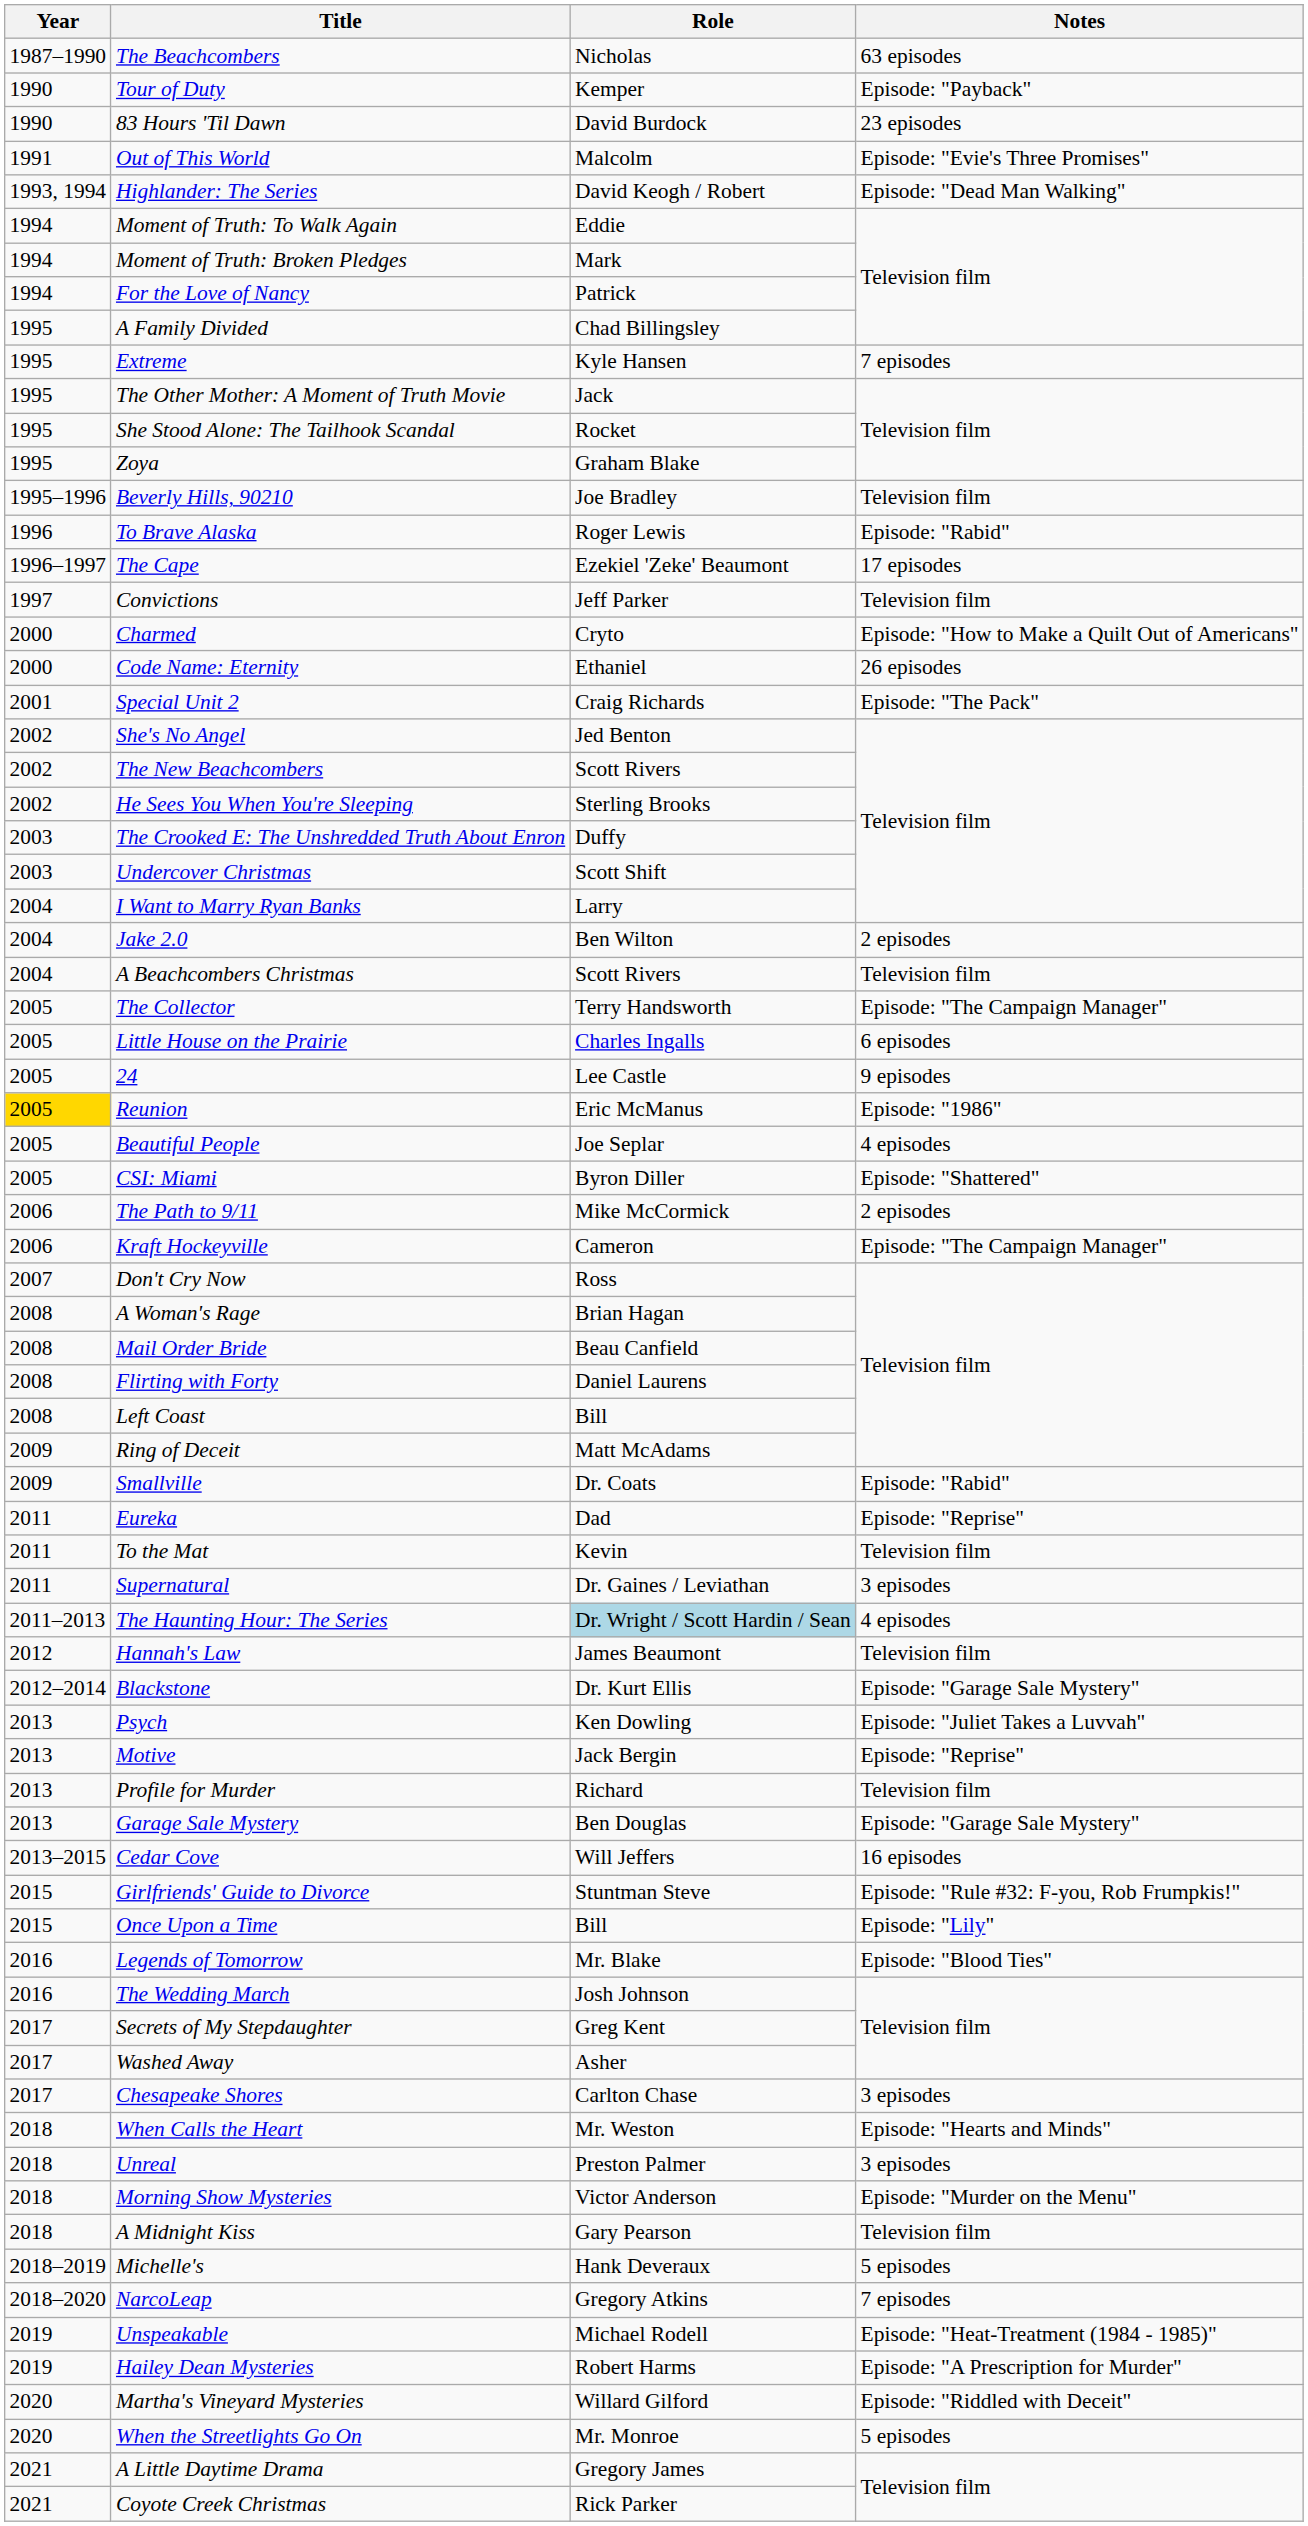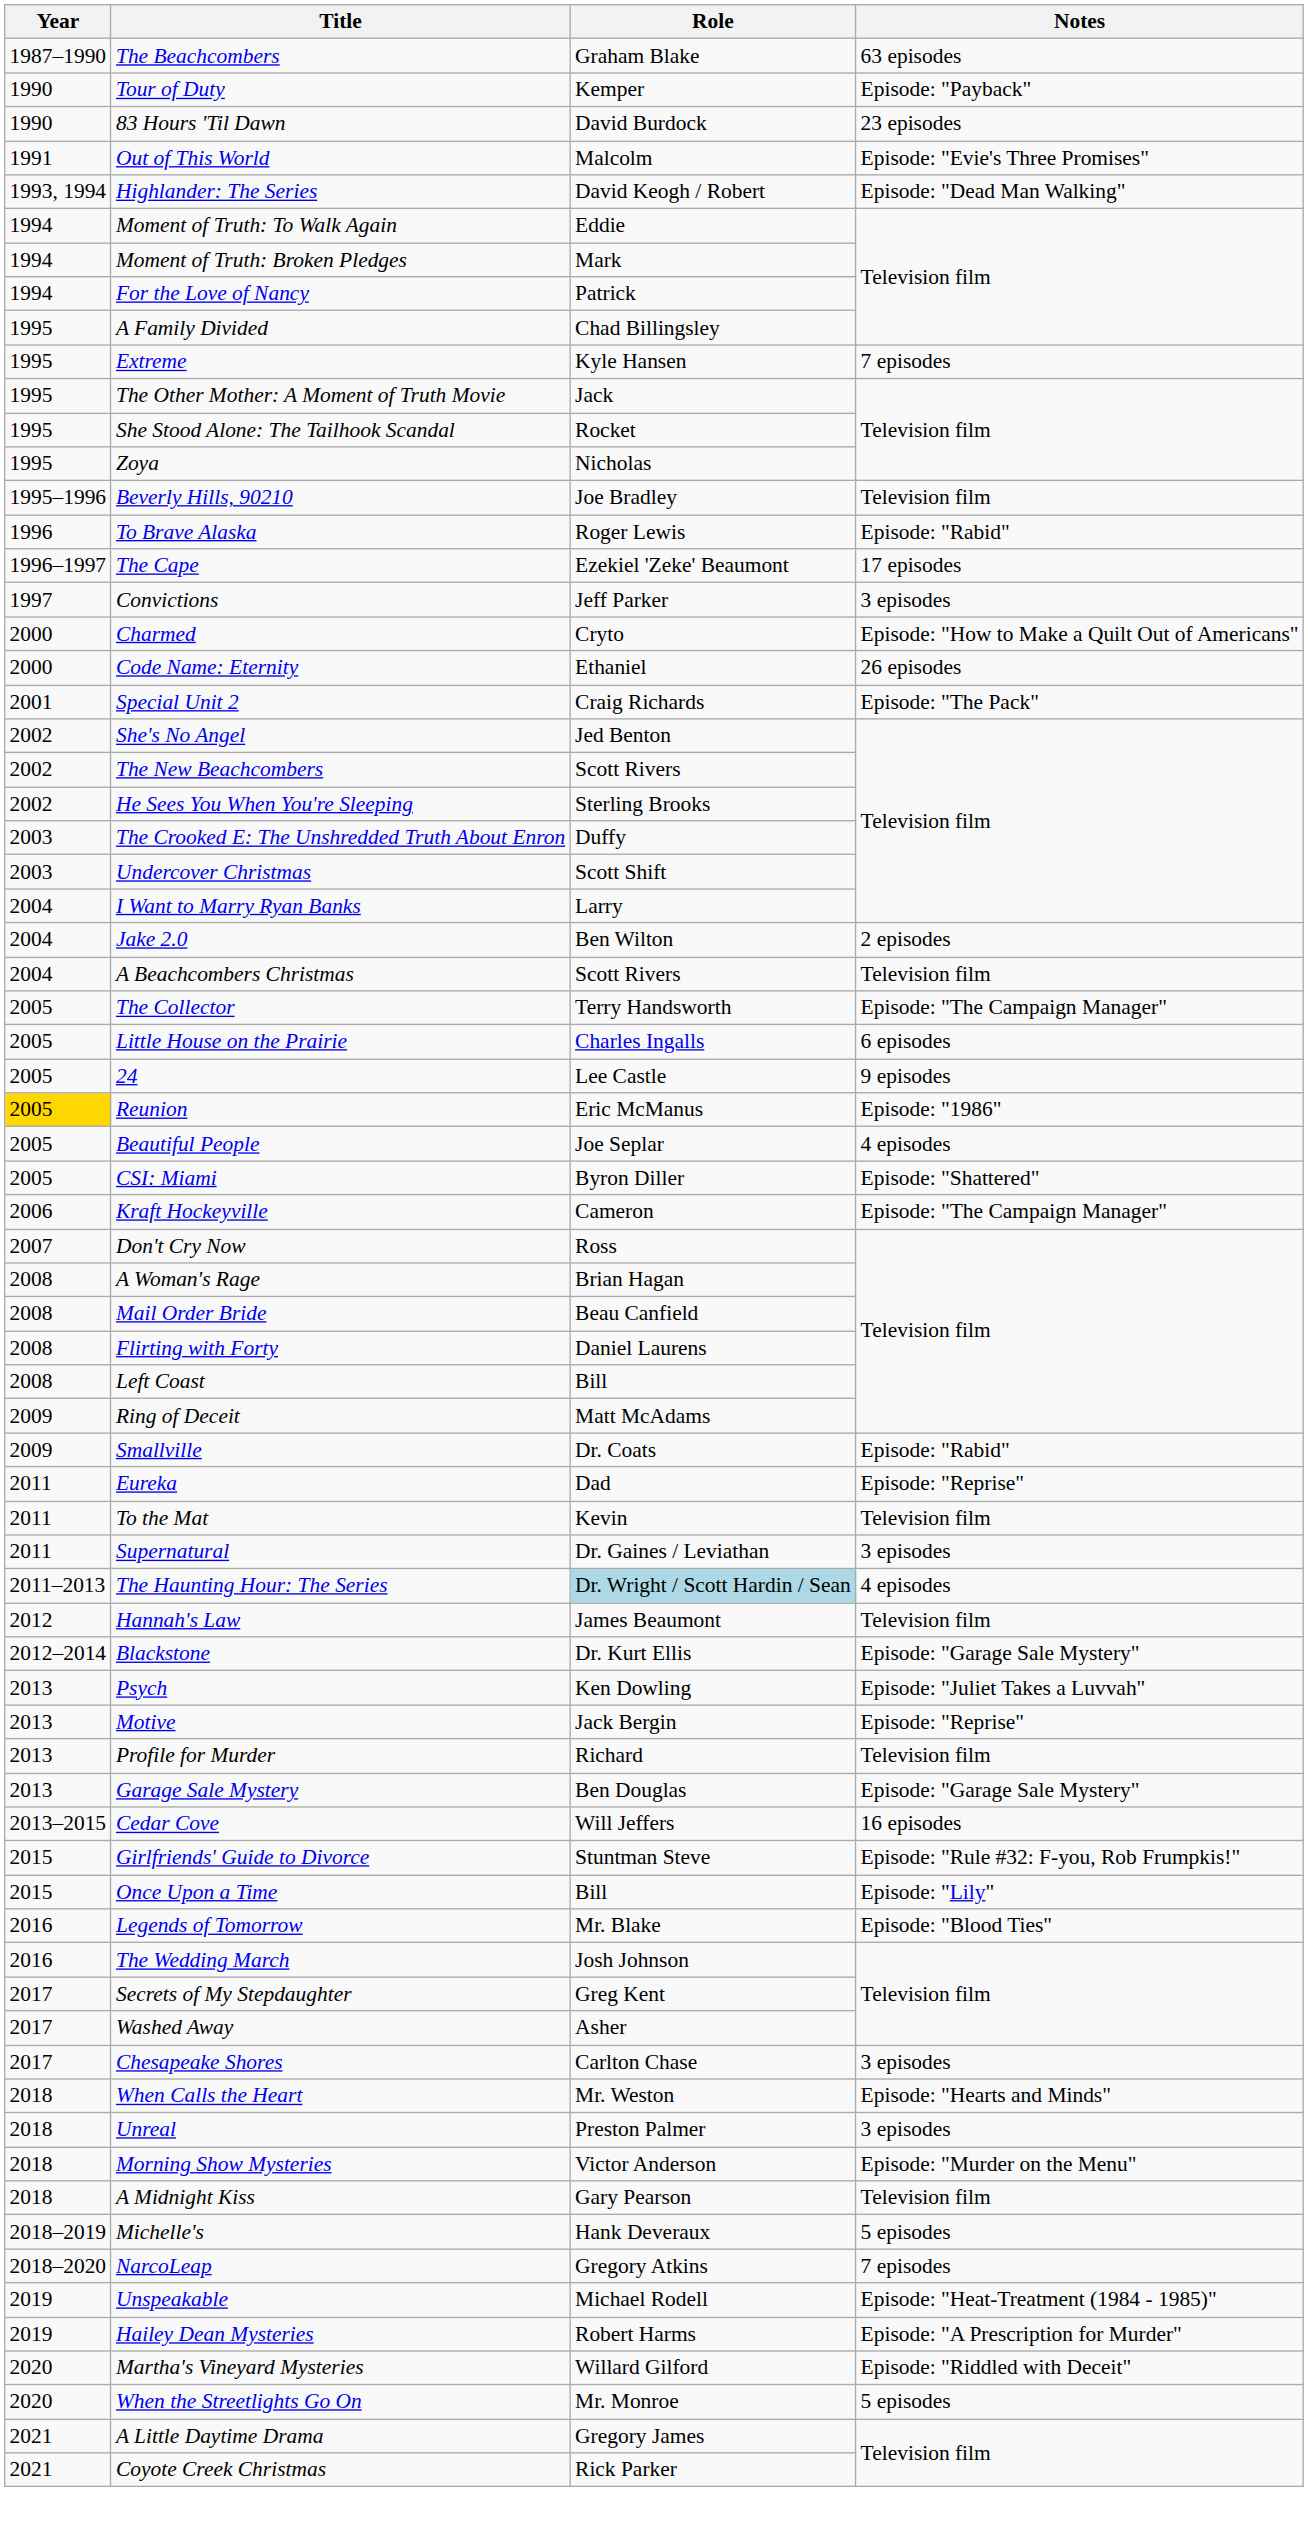(613, 55) Nicholas -> (637, 55) Graham Blake
(637, 463) Graham Blake -> (613, 463) Nicholas
(926, 599) Television film -> (906, 599) 3 episodes
- row: (187, 1211)
